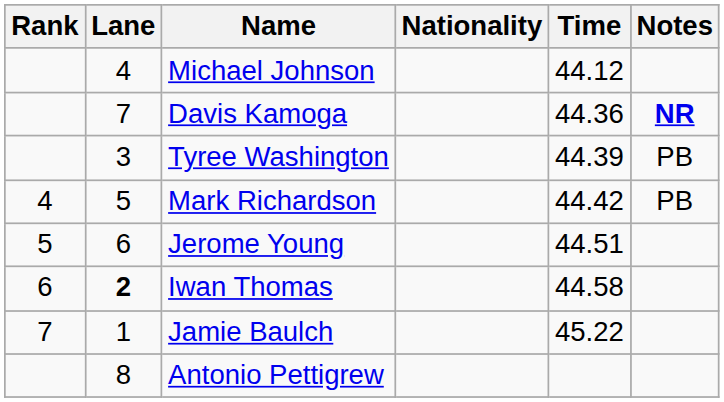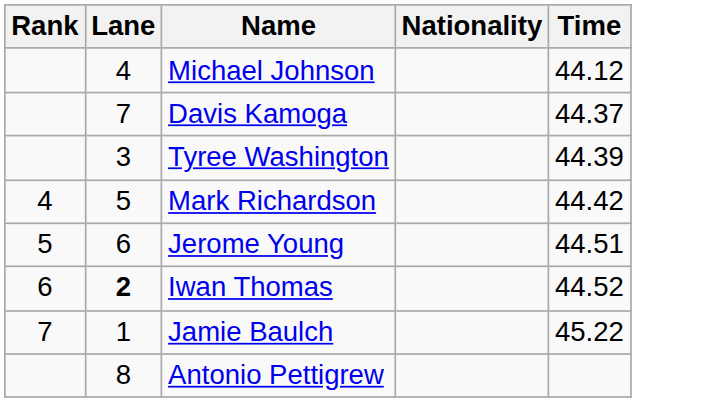- column: (675, 26)
(589, 113) 44.36 -> (589, 113) 44.37
(589, 288) 44.58 -> (589, 288) 44.52
